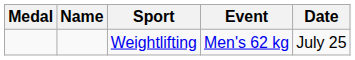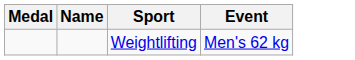- column: (321, 17)
